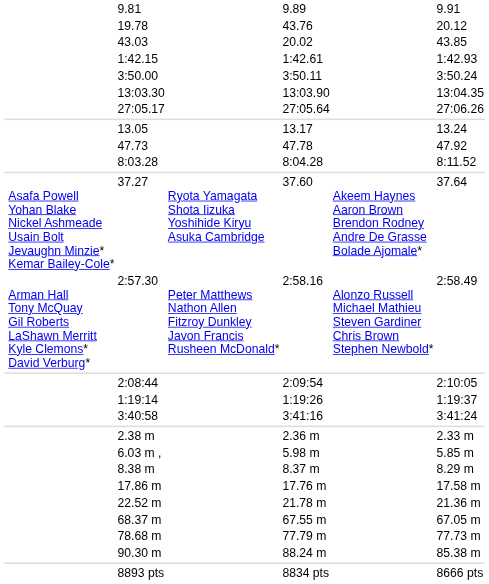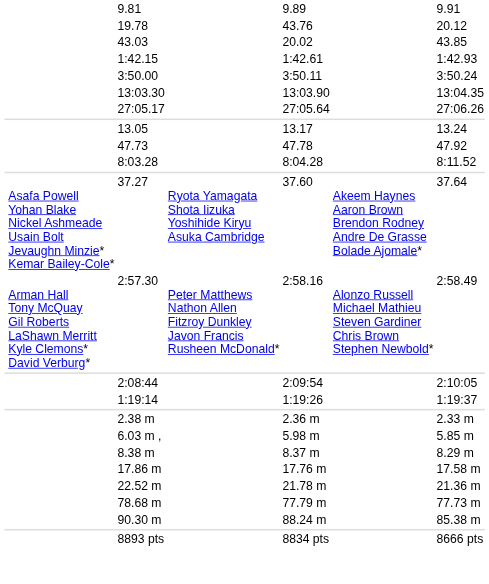- row: (61, 416)
- row: (61, 520)
